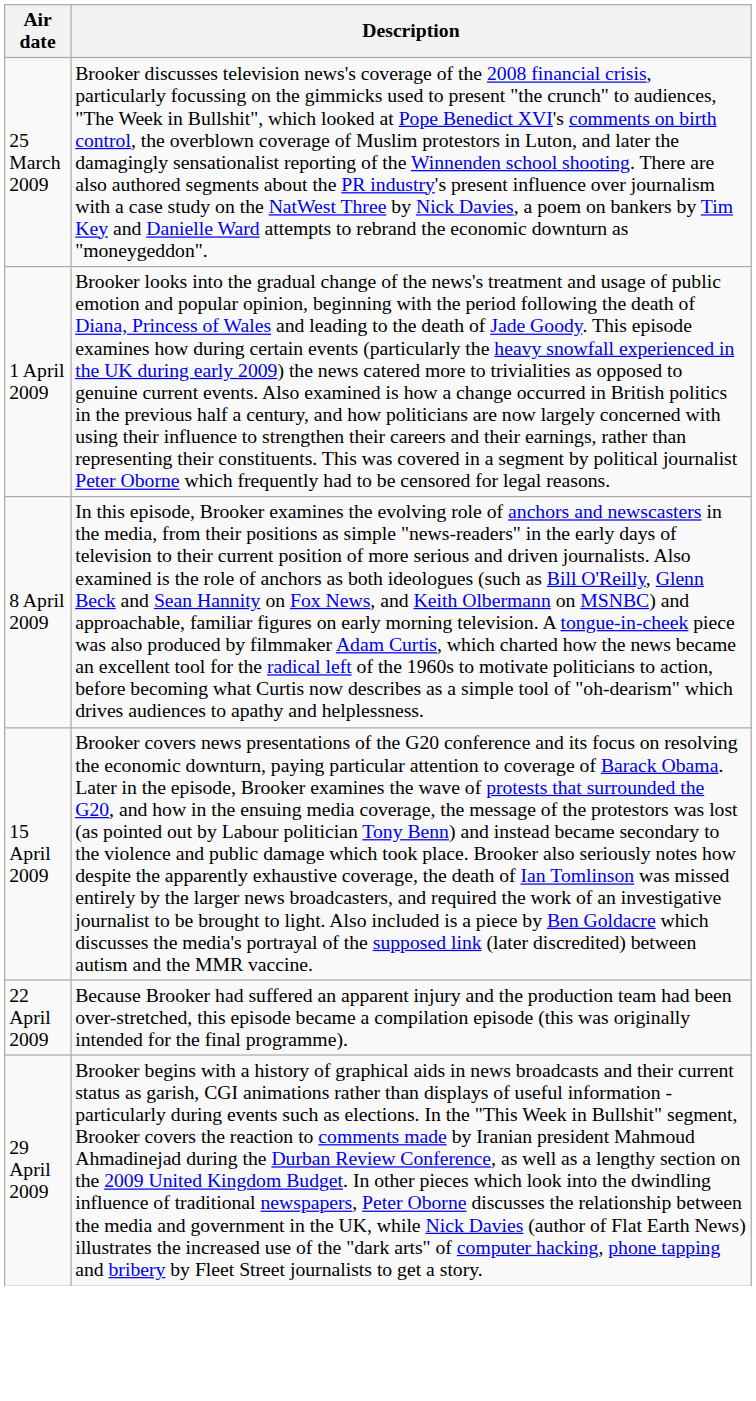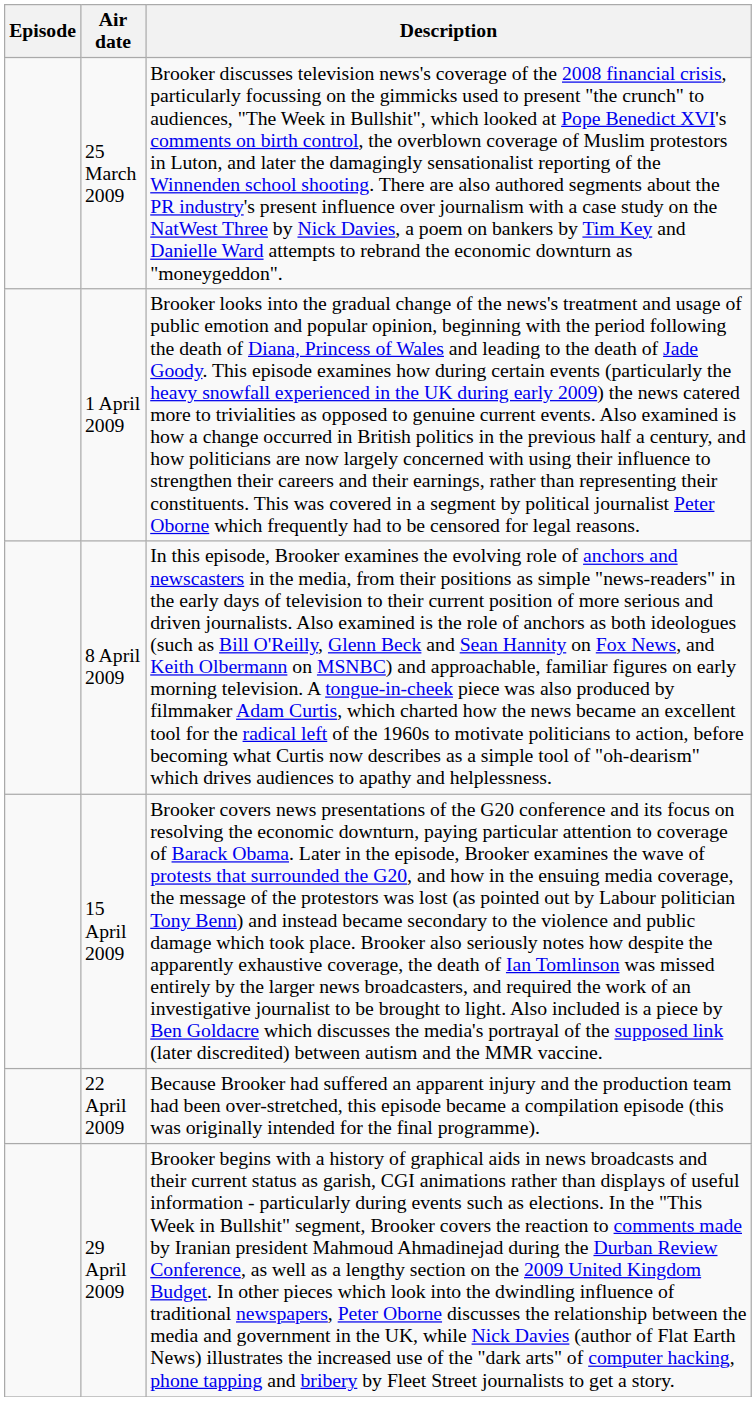+ column: (43, 31)
